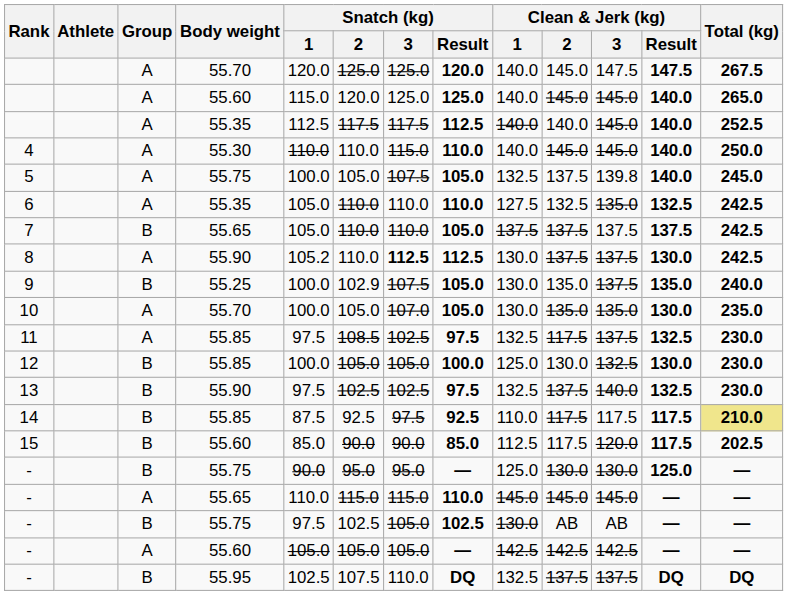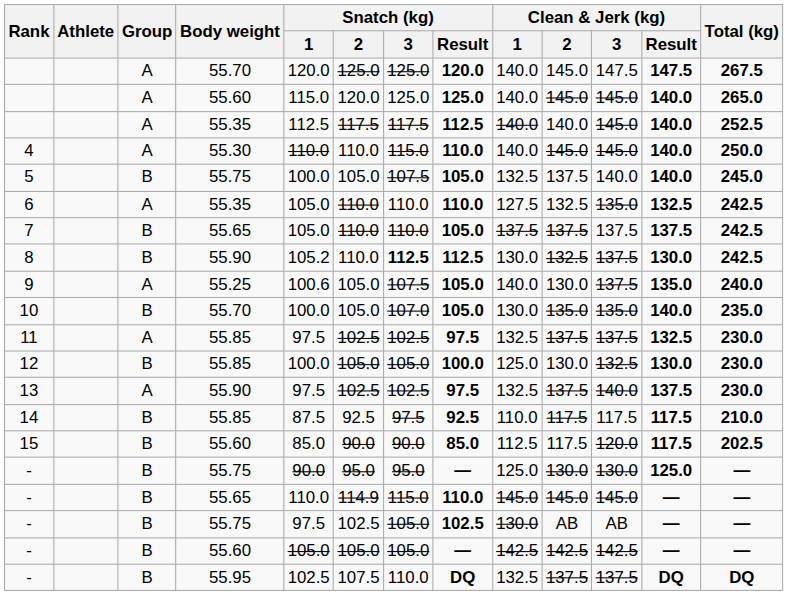(147, 177) A -> (147, 177) B
(617, 177) 139.8 -> (617, 177) 140.0
(147, 257) A -> (147, 257) B
(567, 257) 137.5 -> (567, 257) 132.5
(147, 284) B -> (147, 284) A
(309, 284) 100.0 -> (309, 284) 100.6
(358, 284) 102.9 -> (358, 284) 105.0
(517, 284) 130.0 -> (517, 284) 140.0
(567, 284) 135.0 -> (567, 284) 130.0
(147, 310) A -> (147, 310) B
(671, 310) 130.0 -> (671, 310) 140.0
(358, 337) 108.5 -> (358, 337) 102.5
(567, 337) 117.5 -> (567, 337) 137.5
(147, 390) B -> (147, 390) A
(671, 390) 132.5 -> (671, 390) 137.5
(742, 417) khaki background -> (742, 417) no background
(147, 497) A -> (147, 497) B
(358, 497) 115.0 -> (358, 497) 114.9
(147, 550) A -> (147, 550) B
